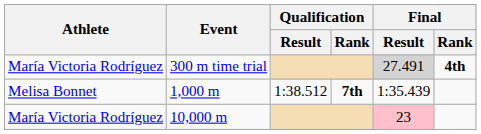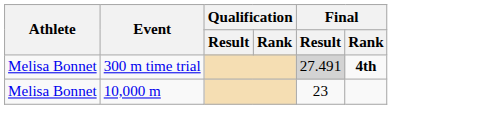(86, 67) María Victoria Rodríguez -> (52, 67) Melisa Bonnet
- row: (195, 92)
(86, 117) María Victoria Rodríguez -> (52, 92) Melisa Bonnet
(404, 117) pink background -> (320, 92) no background
